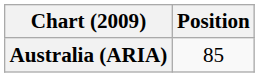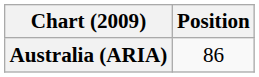(213, 54) 85 -> (213, 54) 86
